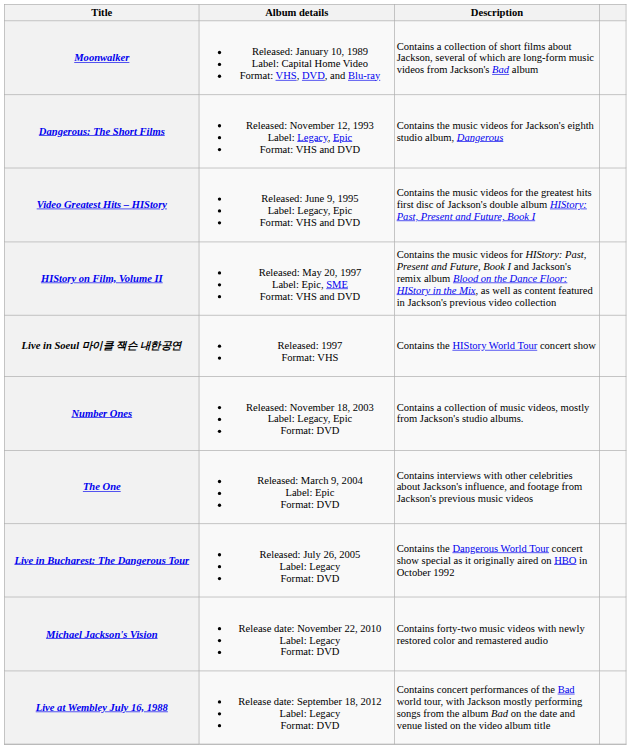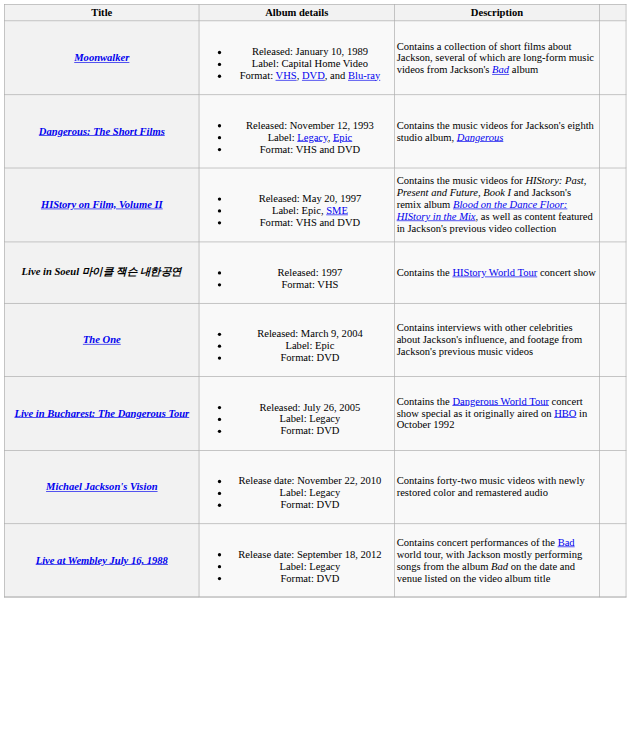- row: (102, 205)
- row: (102, 413)
